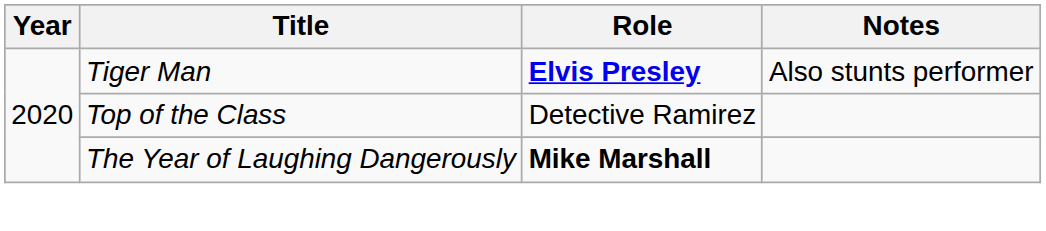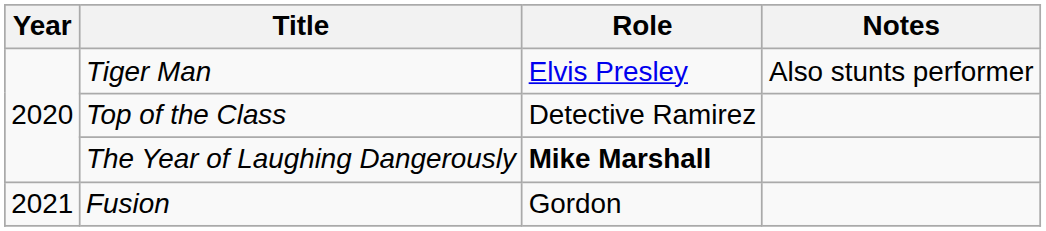(615, 70) bold -> (608, 70) normal
+ row: (128, 203)
